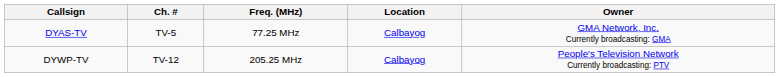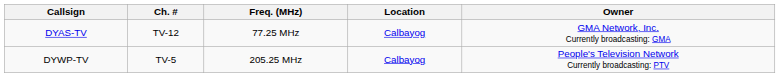(166, 33) TV-5 -> (166, 33) TV-12
(166, 59) TV-12 -> (166, 59) TV-5
